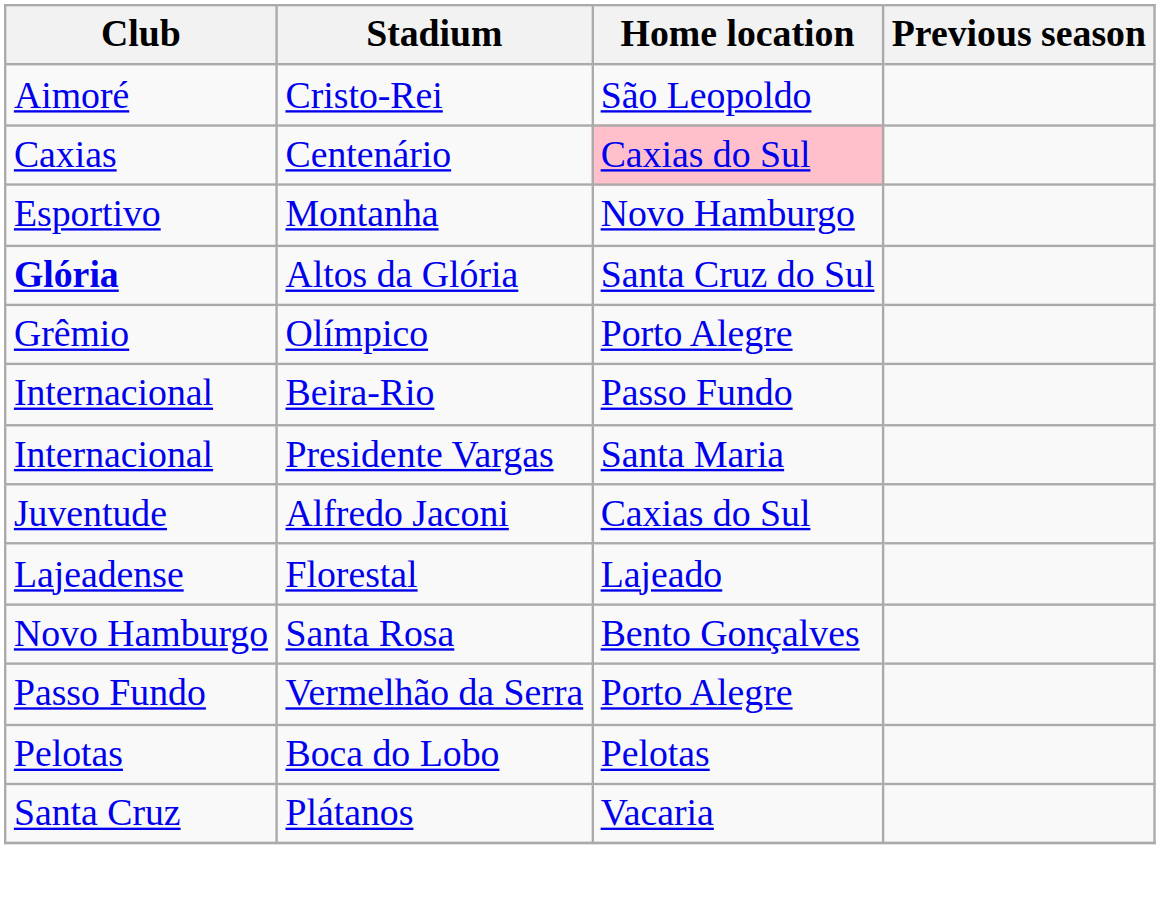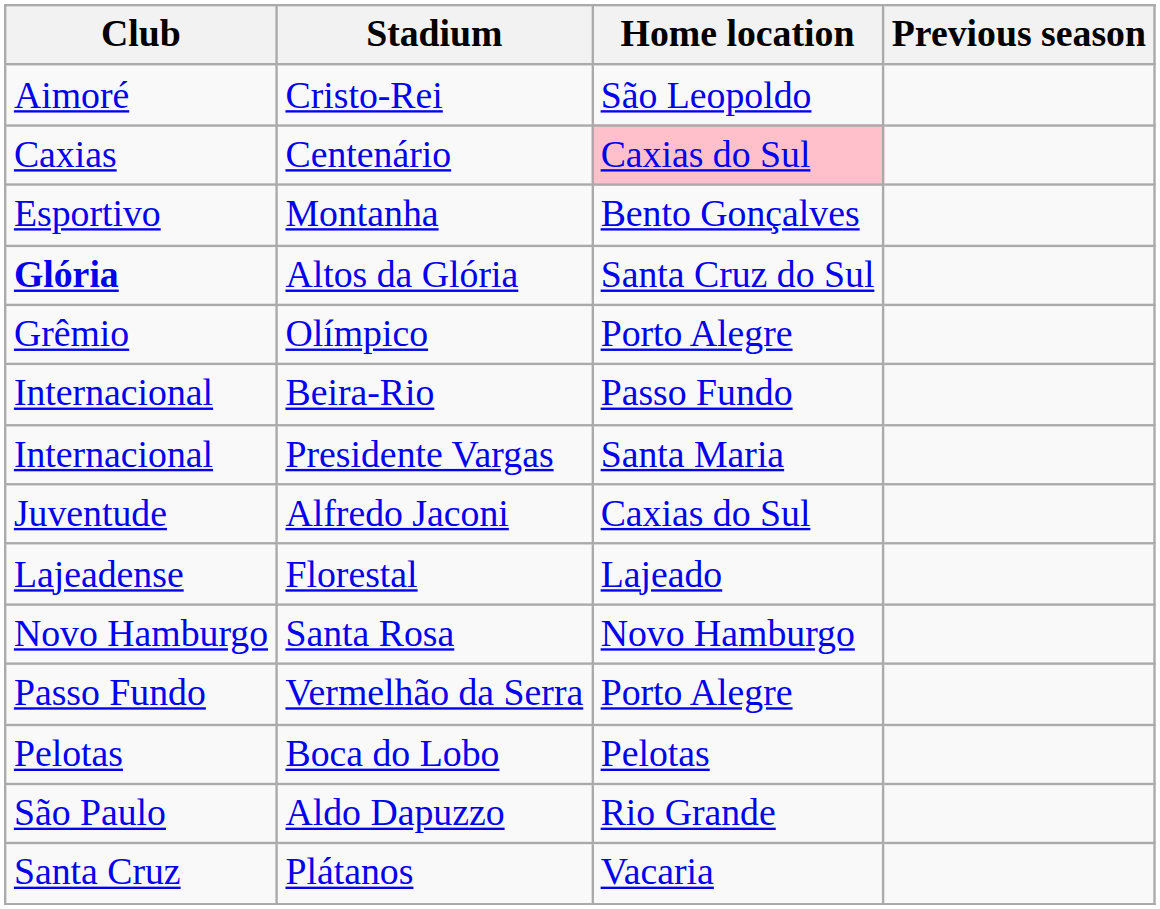(728, 214) Novo Hamburgo -> (730, 214) Bento Gonçalves
(730, 633) Bento Gonçalves -> (728, 633) Novo Hamburgo
+ row: (395, 812)
